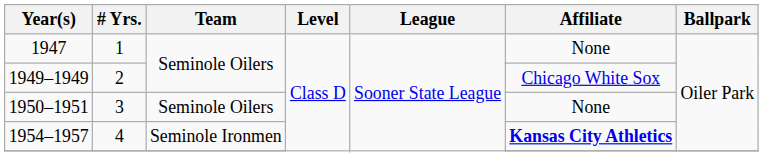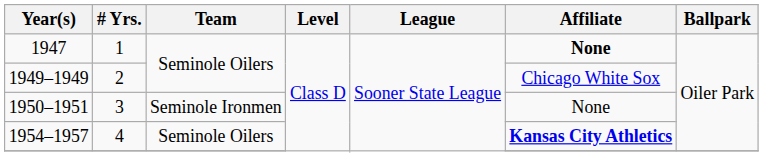(591, 48) normal -> (591, 48) bold
(216, 107) Seminole Oilers -> (216, 107) Seminole Ironmen
(216, 136) Seminole Ironmen -> (216, 136) Seminole Oilers
